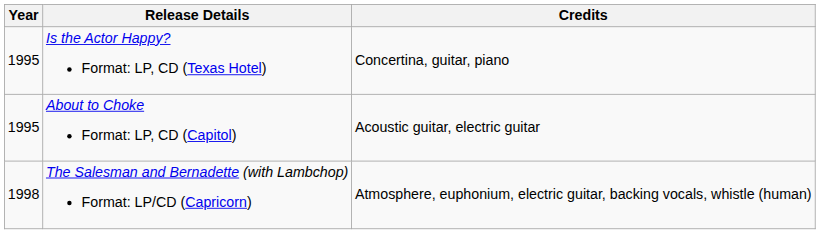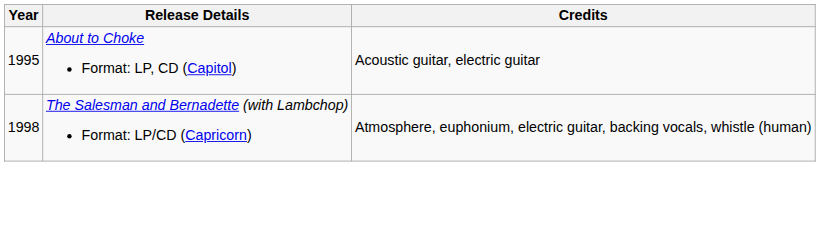- row: (197, 53)
